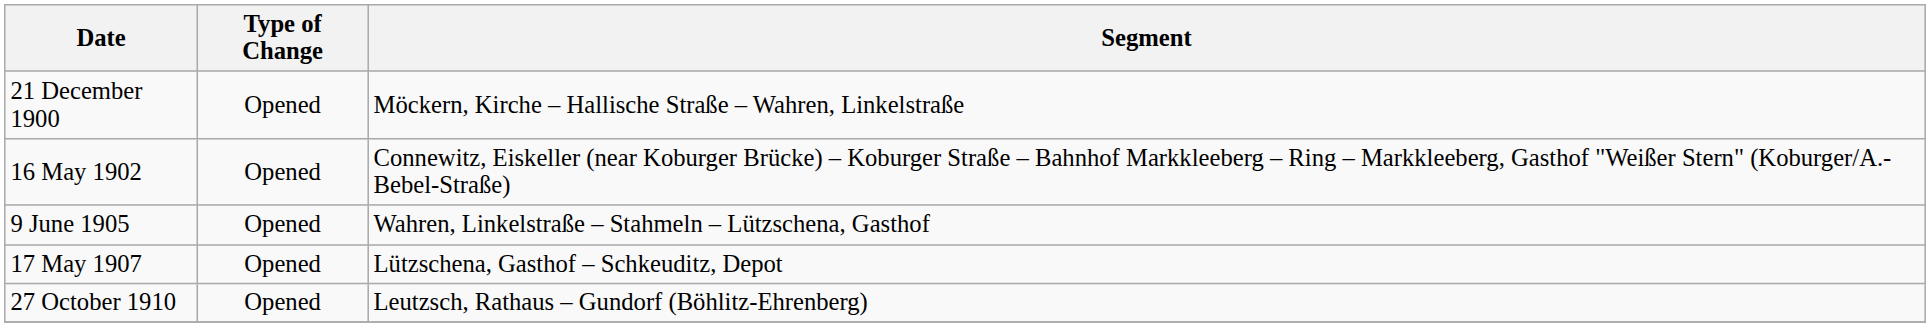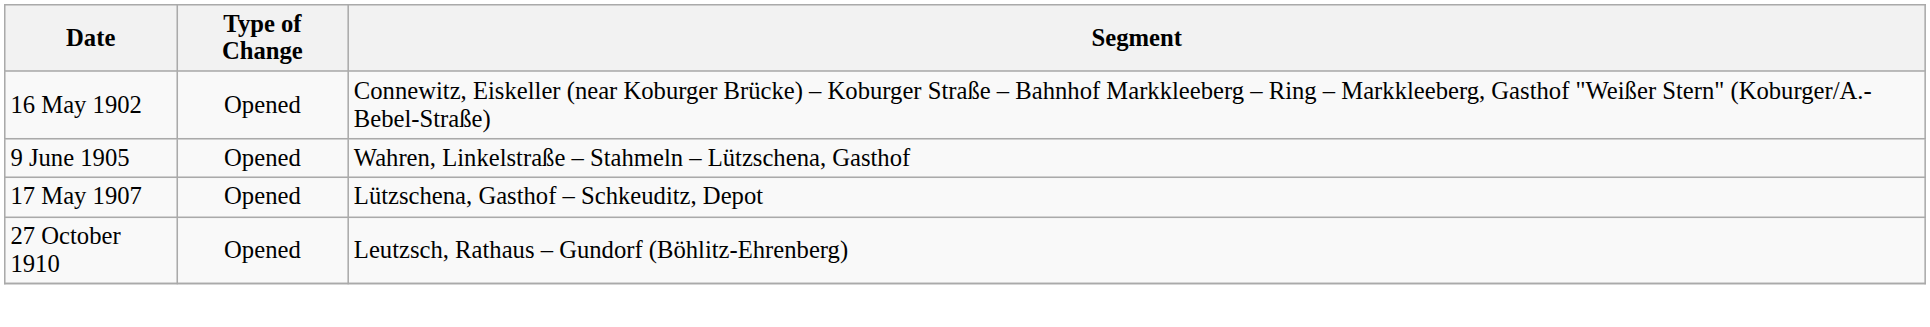- row: (76, 104)
